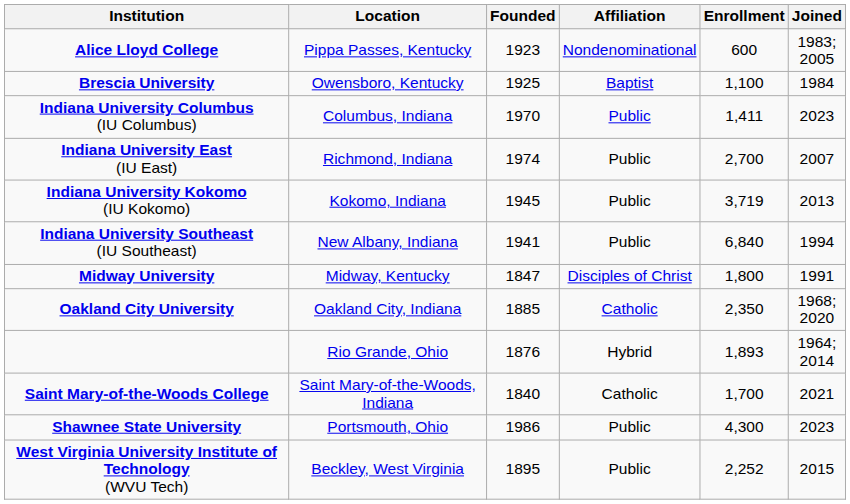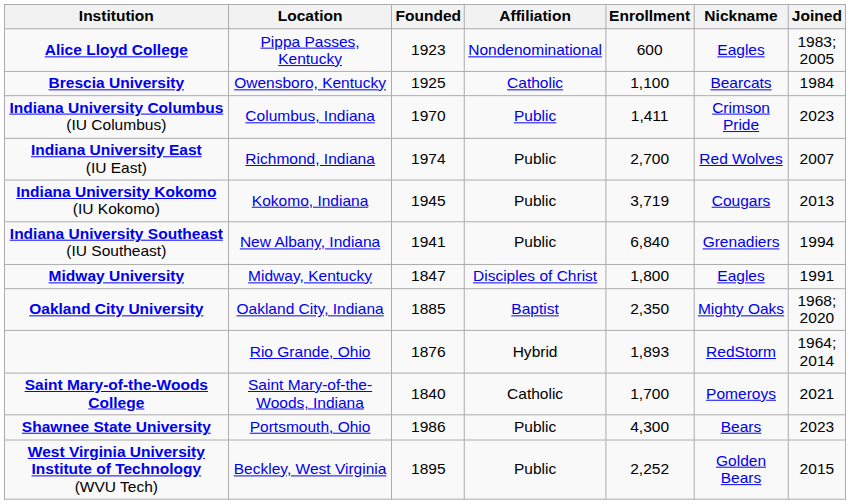+ column: (741, 16)
(630, 83) Baptist -> (535, 83) Catholic
(630, 309) Catholic -> (535, 309) Baptist
